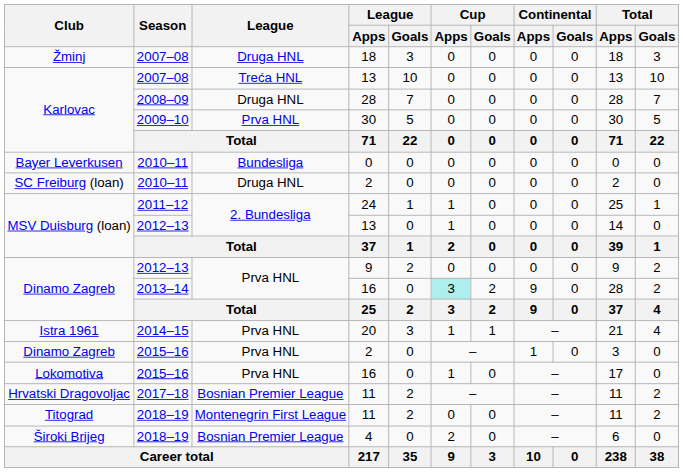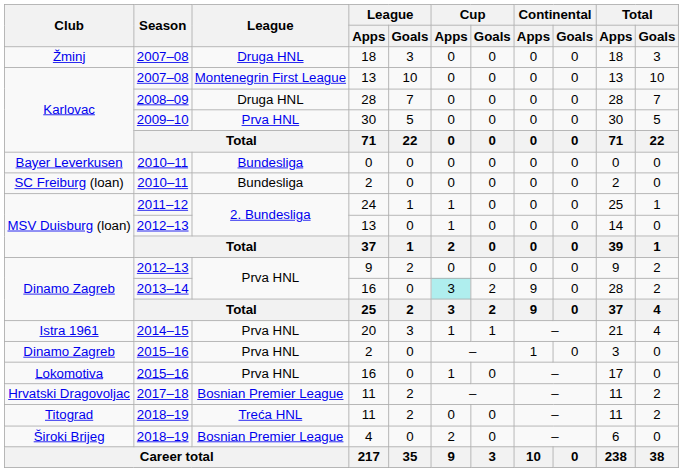(270, 78) Treća HNL -> (270, 78) Montenegrin First League
(270, 183) Druga HNL -> (270, 183) Bundesliga
(270, 415) Montenegrin First League -> (270, 415) Treća HNL
